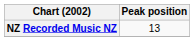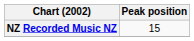(154, 28) 13 -> (154, 28) 15
